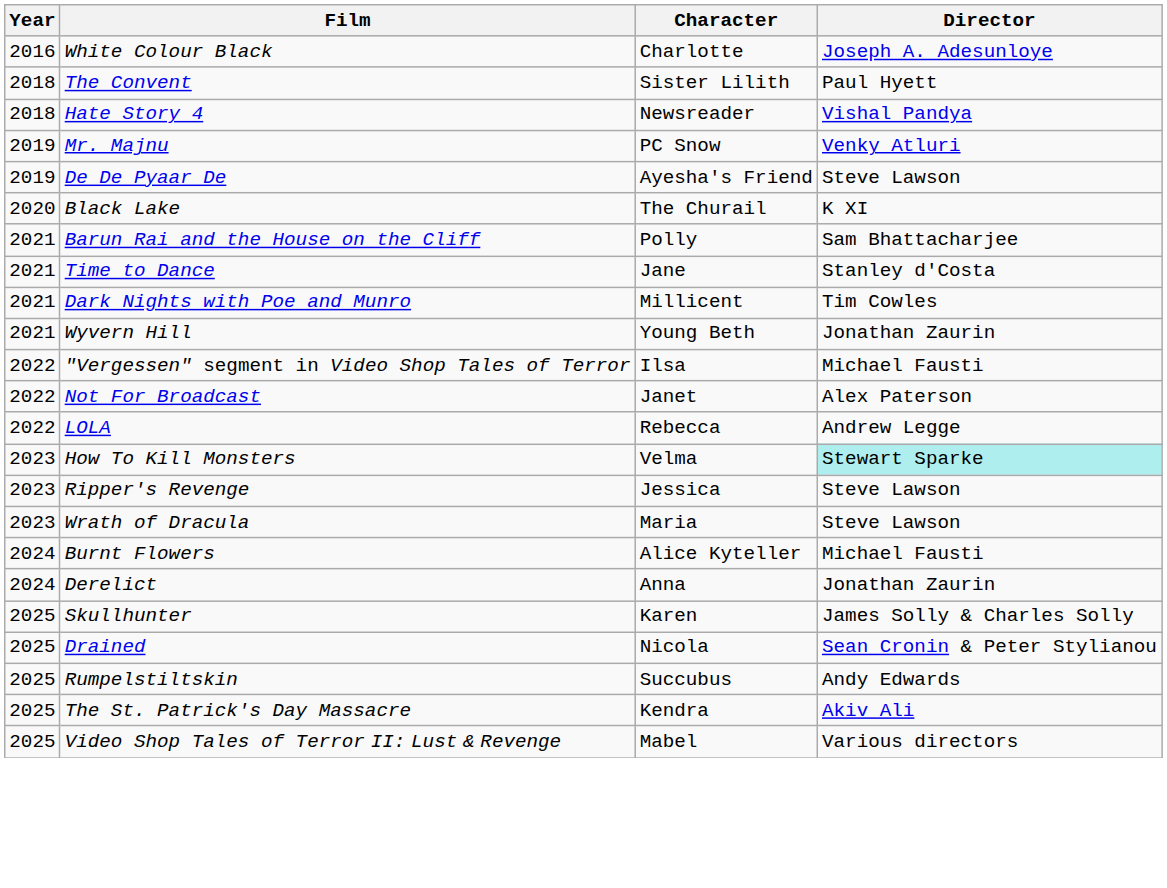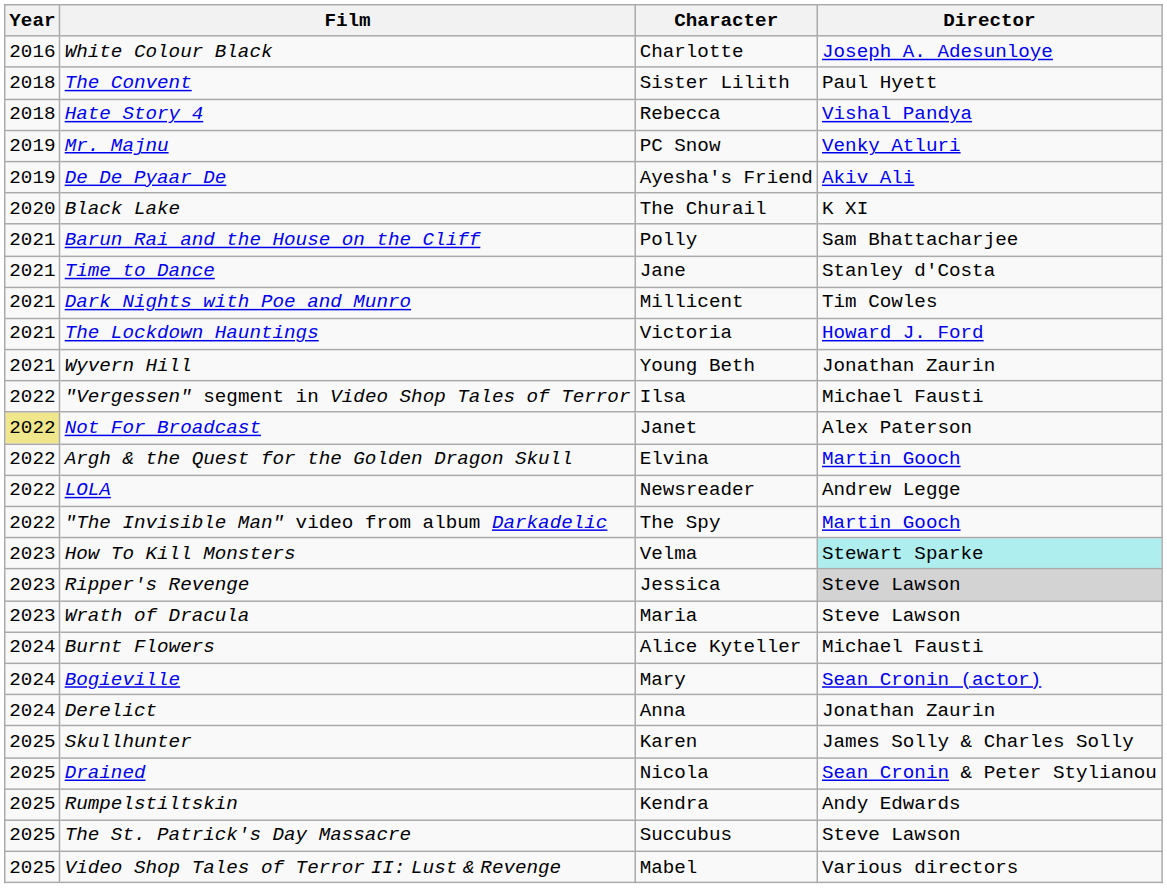(697, 114) Newsreader -> (680, 114) Rebecca
(891, 177) Steve Lawson -> (868, 177) Akiv Ali
+ row: (192, 334)
(32, 397) no background -> (32, 428) khaki background
+ row: (319, 459)
(680, 428) Rebecca -> (697, 491) Newsreader
+ row: (336, 522)
(891, 491) no background -> (891, 585) lightgrey background
+ row: (122, 679)
(686, 679) Succubus -> (674, 804) Kendra
(674, 710) Kendra -> (686, 836) Succubus
(868, 710) Akiv Ali -> (891, 836) Steve Lawson
